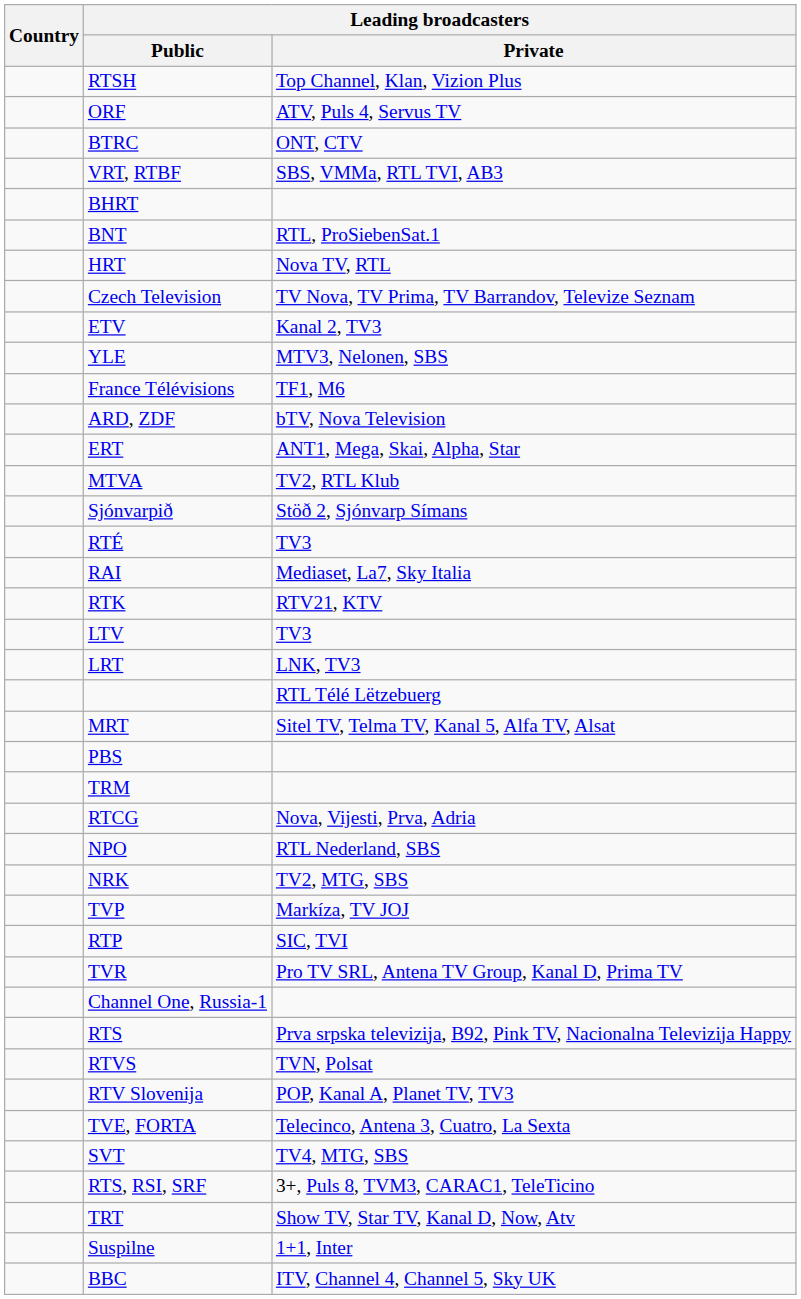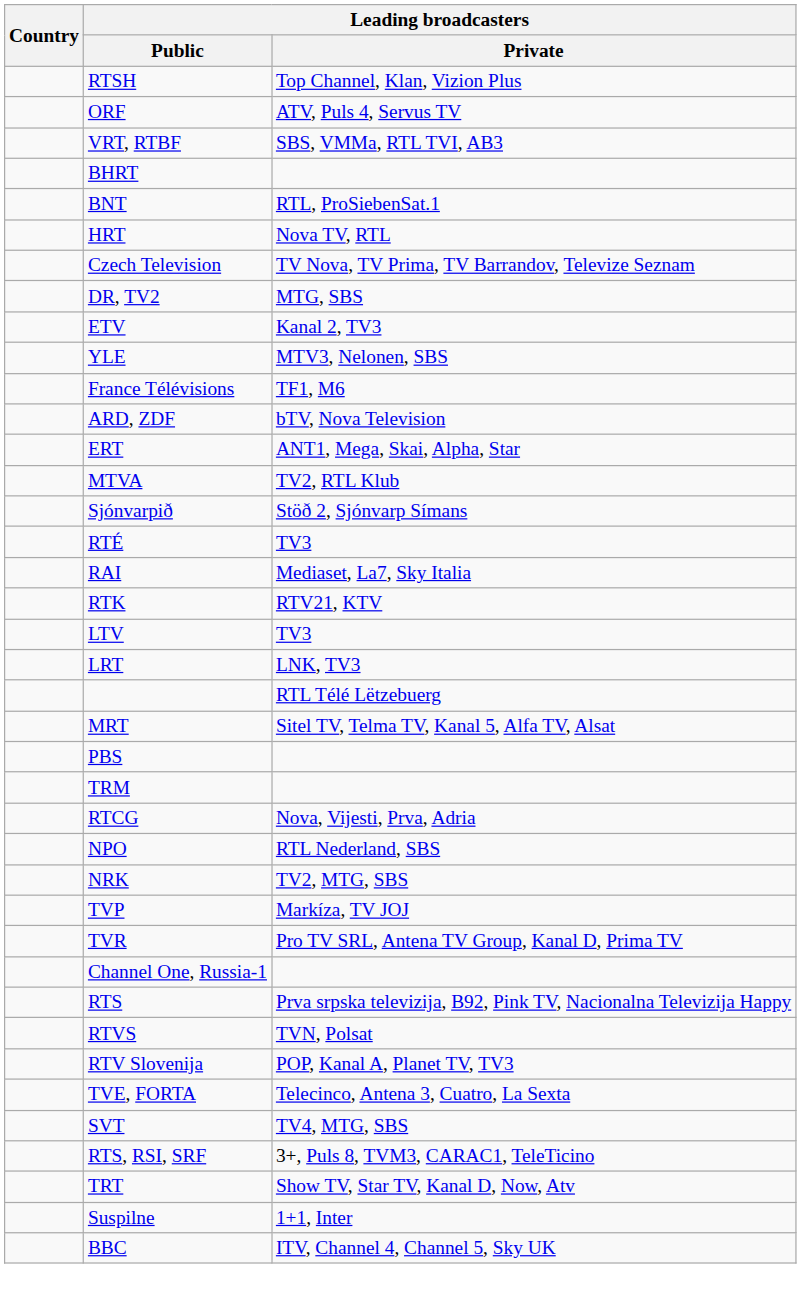- row: (113, 142)
+ row: (124, 296)
- row: (105, 940)
